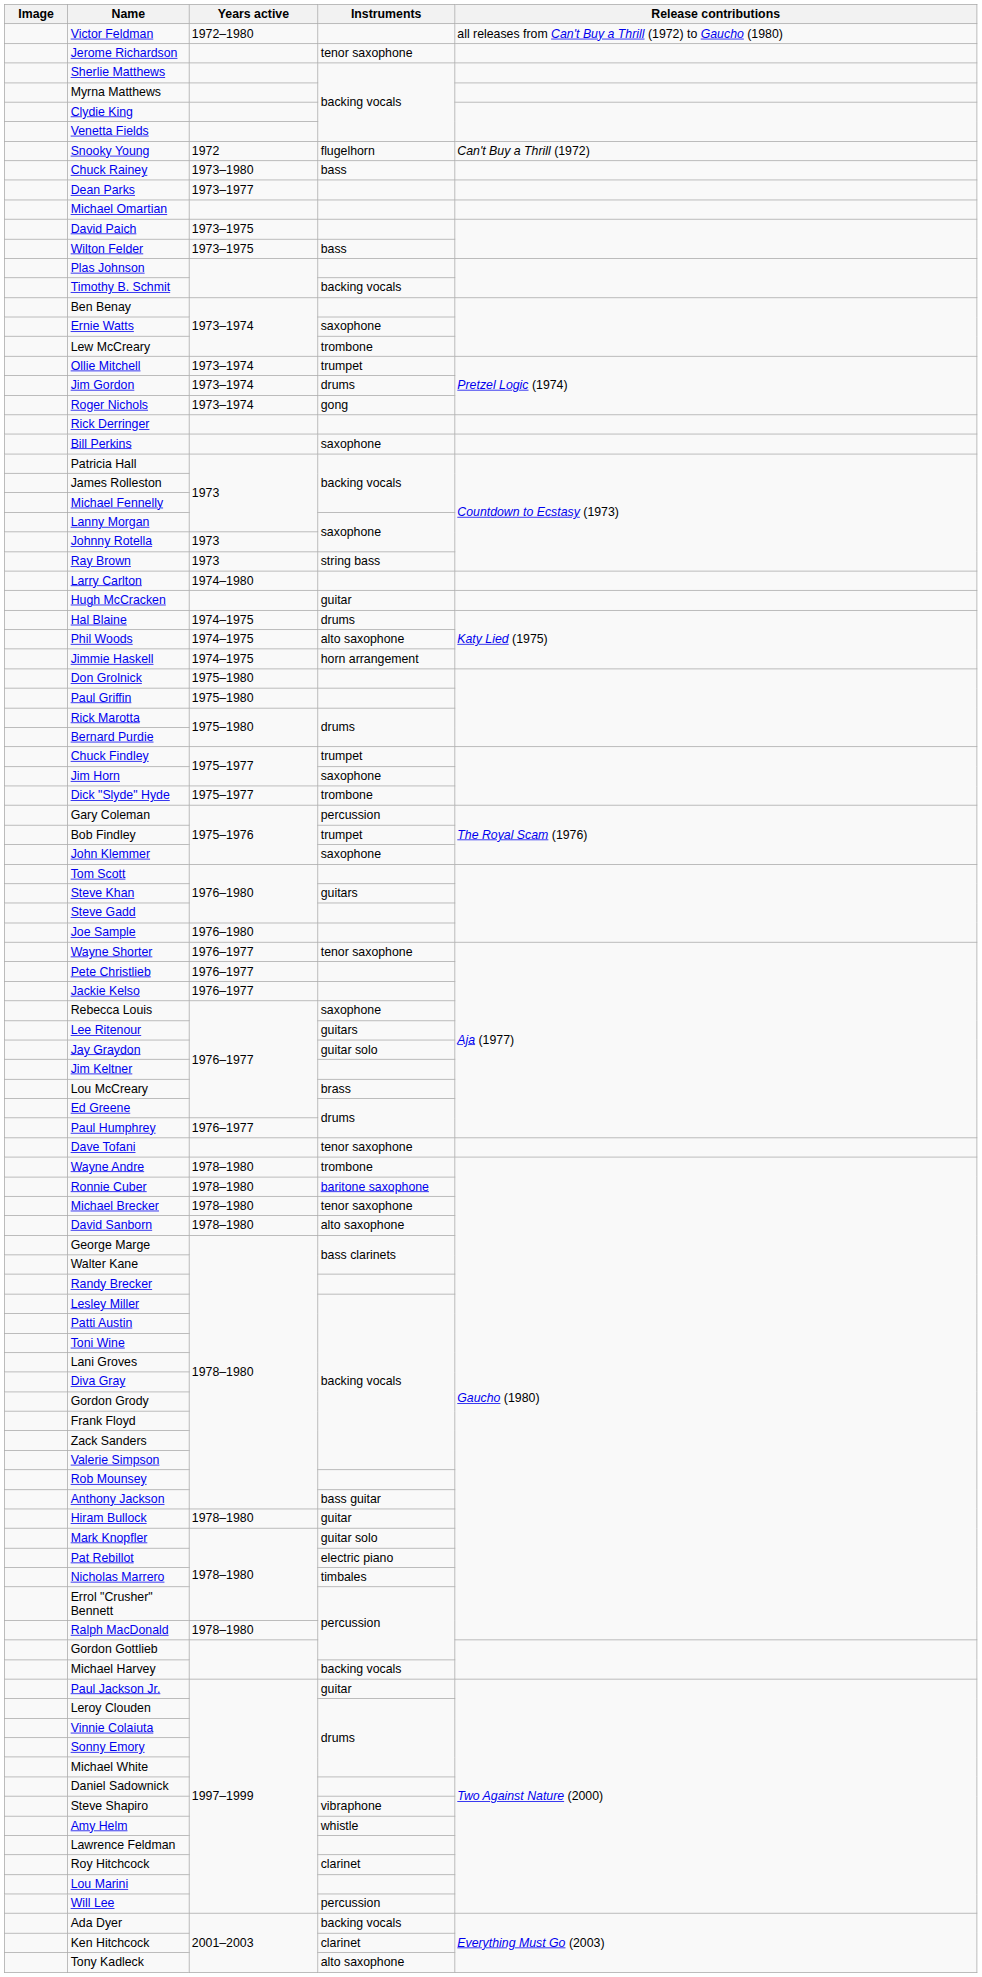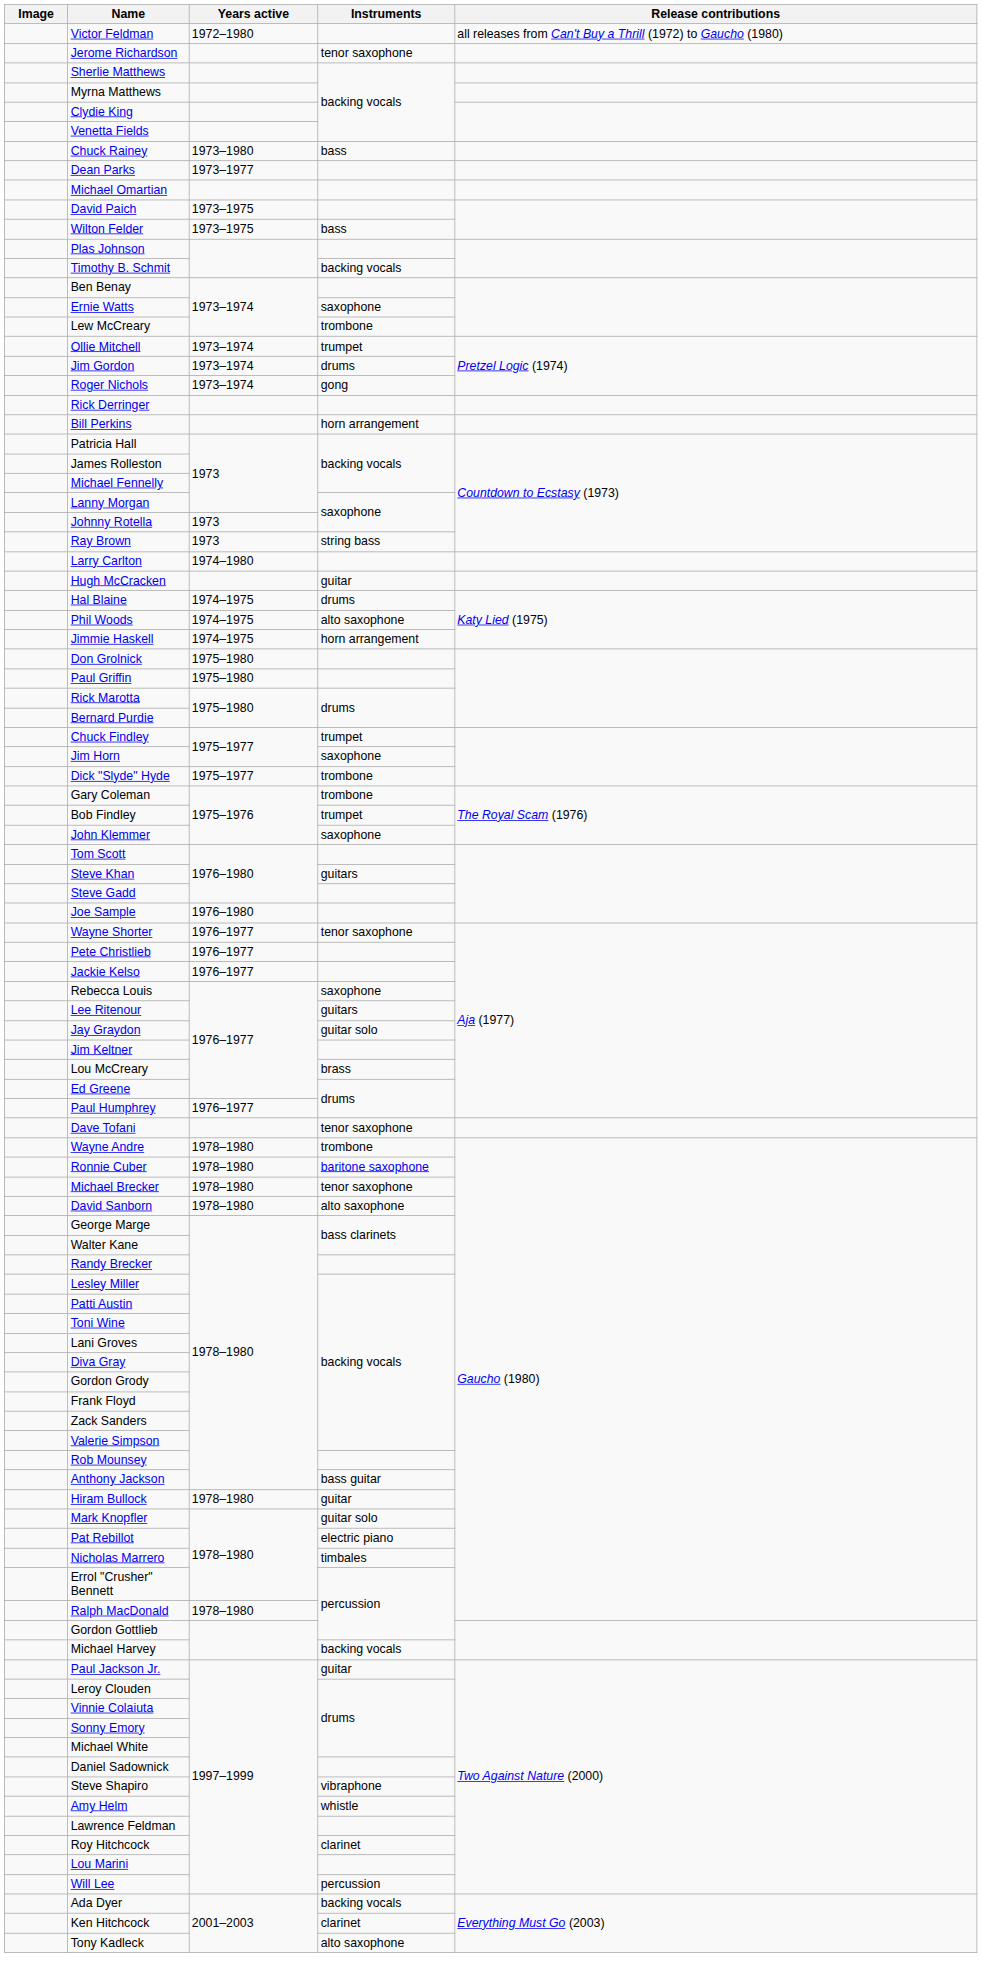- row: (110, 151)
(351, 444) saxophone -> (370, 424) horn arrangement
(350, 815) percussion -> (347, 795) trombone
